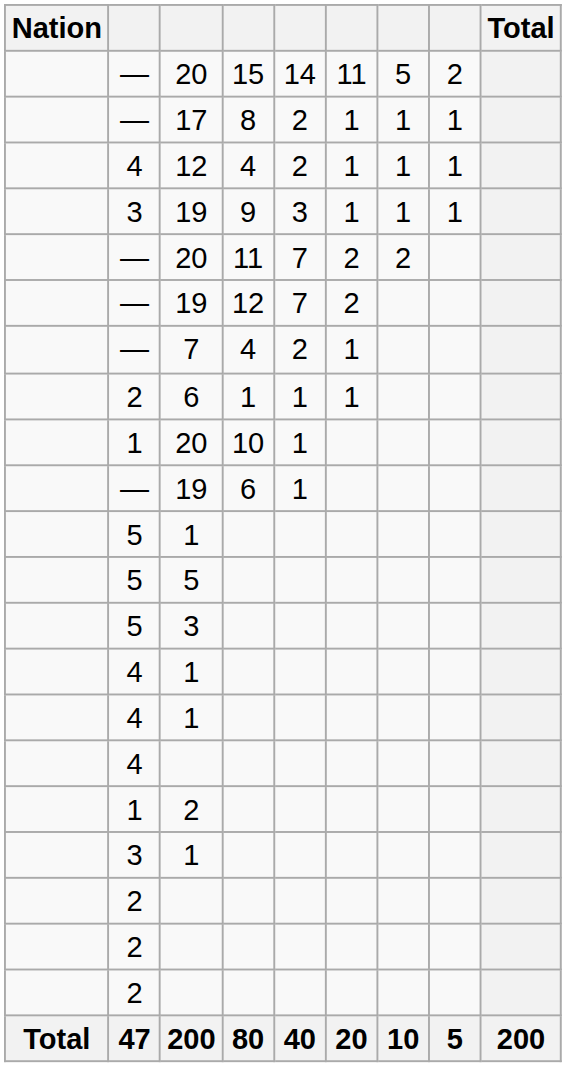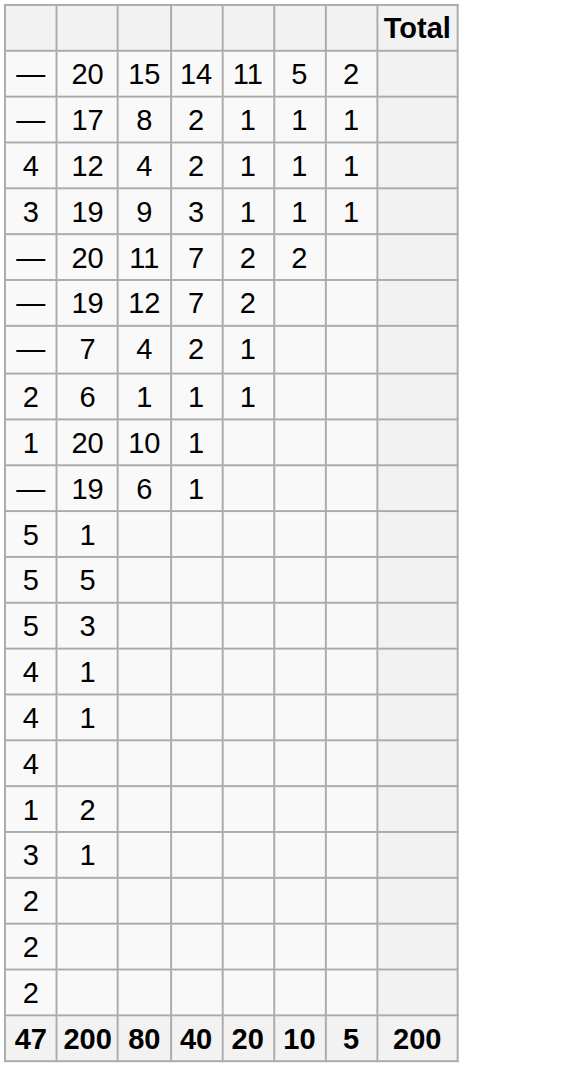- column: (57, 28)
